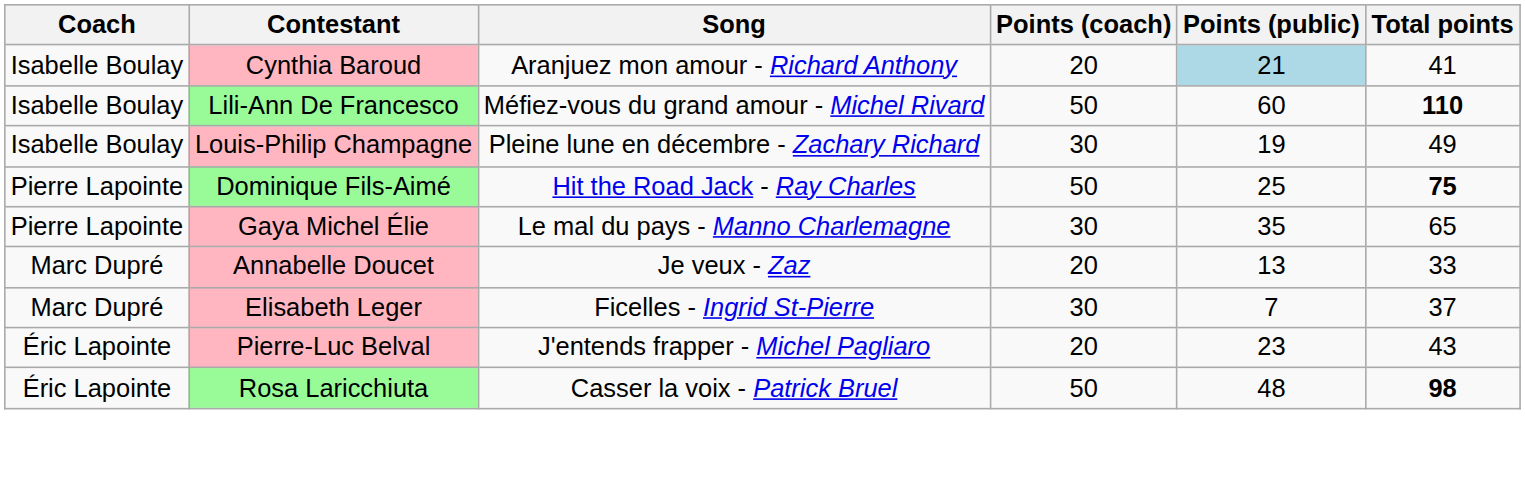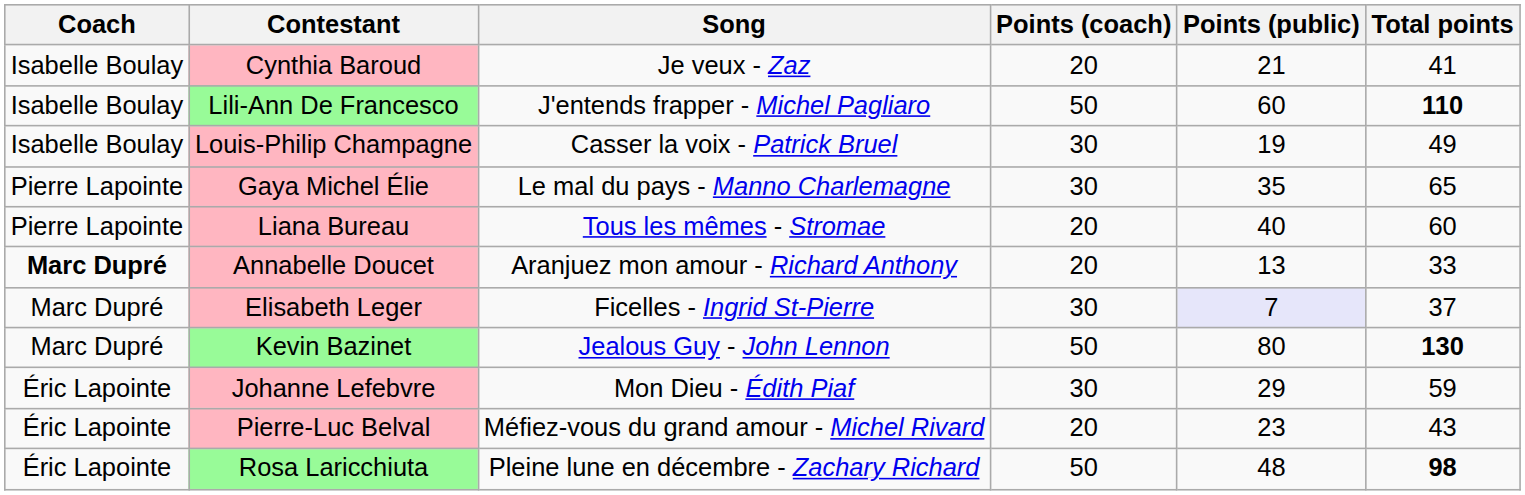(734, 65) Aranjuez mon amour - Richard Anthony -> (734, 65) Je veux - Zaz
(1271, 65) lightblue background -> (1271, 65) no background
(734, 105) Méfiez-vous du grand amour - Michel Rivard -> (734, 105) J'entends frapper - Michel Pagliaro
(734, 145) Pleine lune en décembre - Zachary Richard -> (734, 145) Casser la voix - Patrick Bruel
- row: (334, 186)
+ row: (334, 226)
(97, 266) normal -> (97, 266) bold
(734, 266) Je veux - Zaz -> (734, 266) Aranjuez mon amour - Richard Anthony
(1271, 307) no background -> (1271, 307) lavender background
+ row: (334, 347)
+ row: (334, 387)
(734, 347) J'entends frapper - Michel Pagliaro -> (734, 428) Méfiez-vous du grand amour - Michel Rivard
(734, 387) Casser la voix - Patrick Bruel -> (734, 468) Pleine lune en décembre - Zachary Richard
